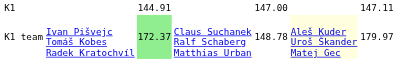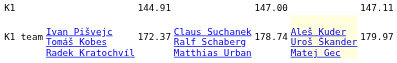(154, 37) lightgreen background -> (154, 37) no background
(271, 37) 148.78 -> (271, 37) 178.74
